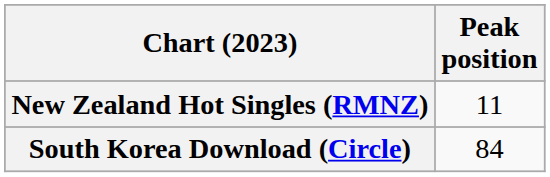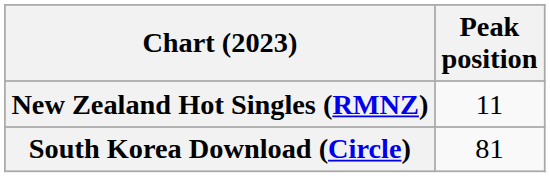(489, 148) 84 -> (489, 148) 81
